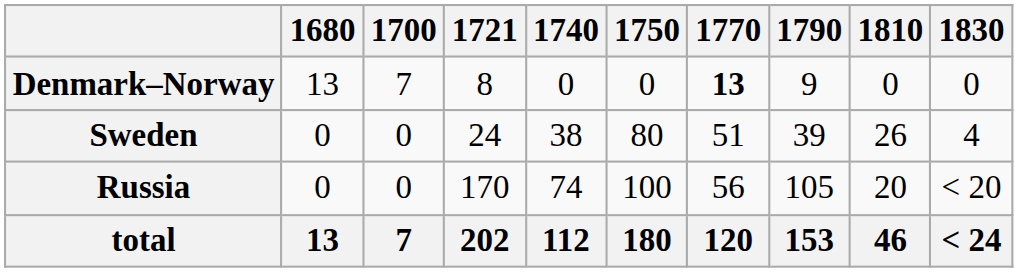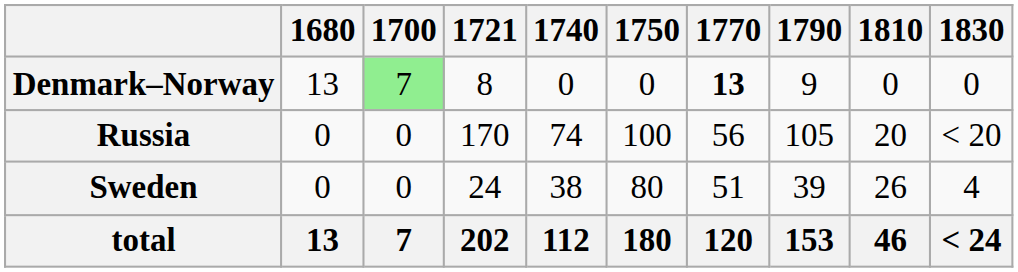(404, 82) no background -> (404, 82) lightgreen background
rows swapped: (144, 135) <-> (144, 187)
